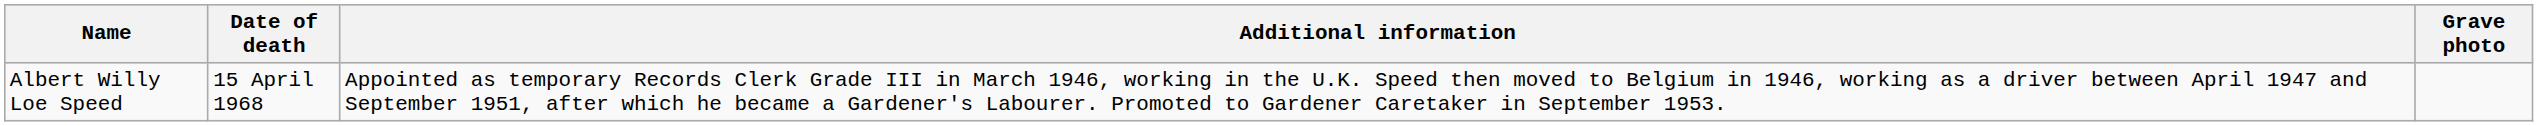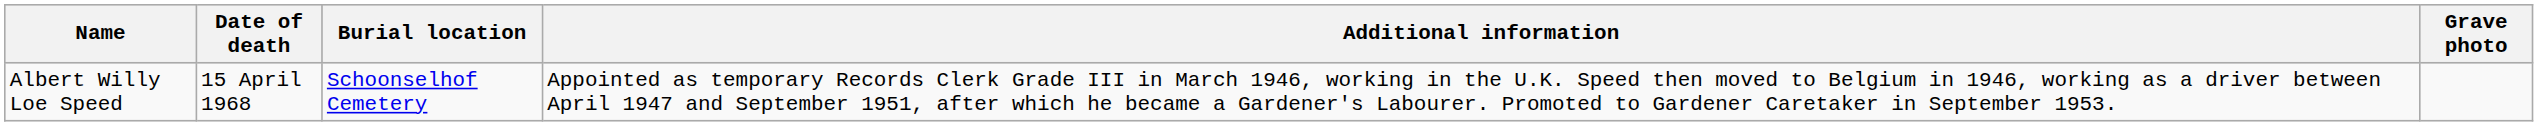+ column: (432, 34)
